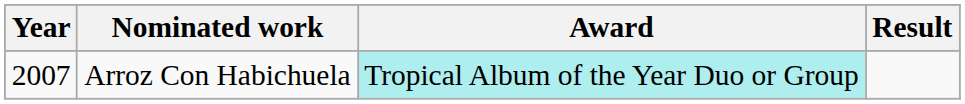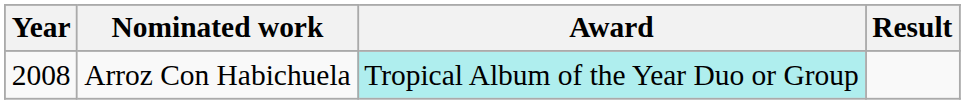(41, 74) 2007 -> (41, 74) 2008
